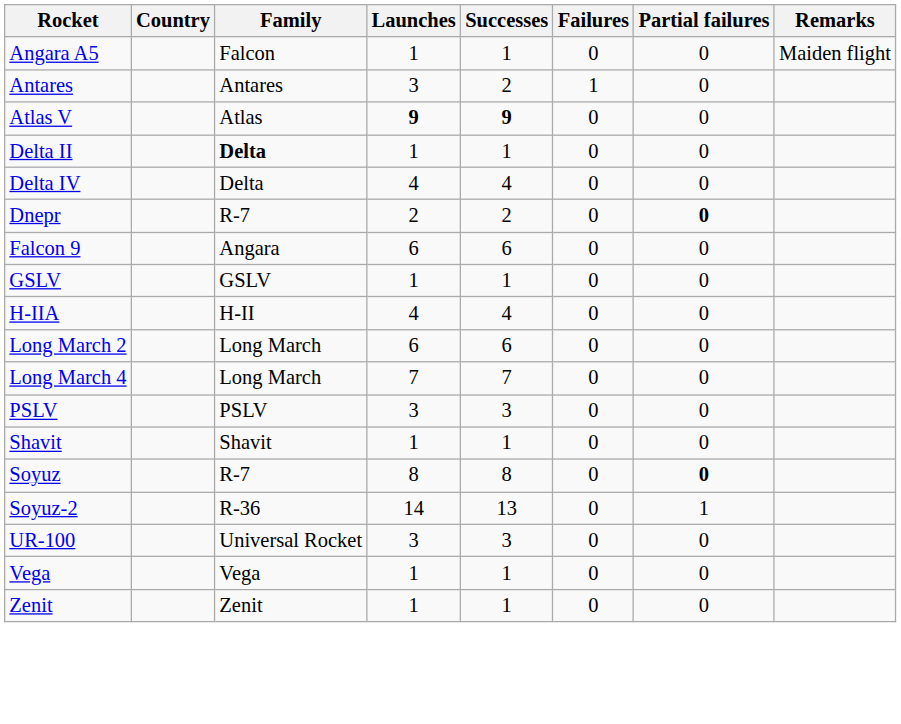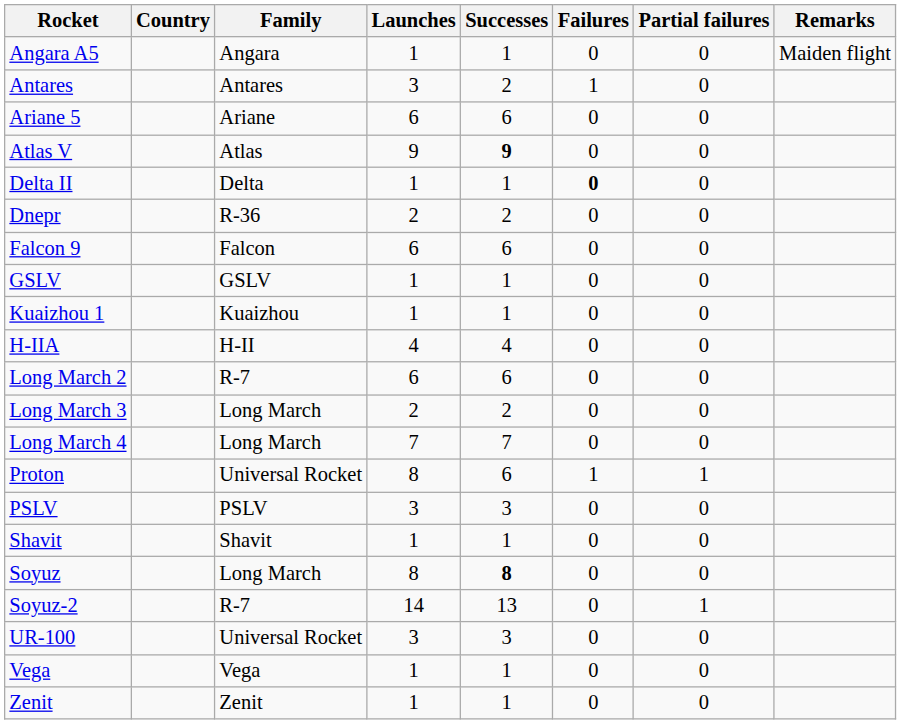(247, 53) Falcon -> (249, 53) Angara
+ row: (45, 118)
(414, 118) bold -> (414, 150) normal
(243, 150) bold -> (242, 183) normal
(593, 150) normal -> (593, 183) bold
- row: (45, 183)
(235, 215) R-7 -> (240, 215) R-36
(704, 215) bold -> (704, 215) normal
(249, 248) Angara -> (247, 248) Falcon
+ row: (57, 313)
(270, 345) Long March -> (235, 378) R-7
+ row: (68, 410)
+ row: (37, 475)
(235, 475) R-7 -> (270, 572) Long March
(507, 475) normal -> (507, 572) bold
(704, 475) bold -> (704, 572) normal
(240, 507) R-36 -> (235, 605) R-7
